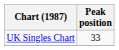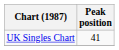(95, 38) 33 -> (95, 38) 41
